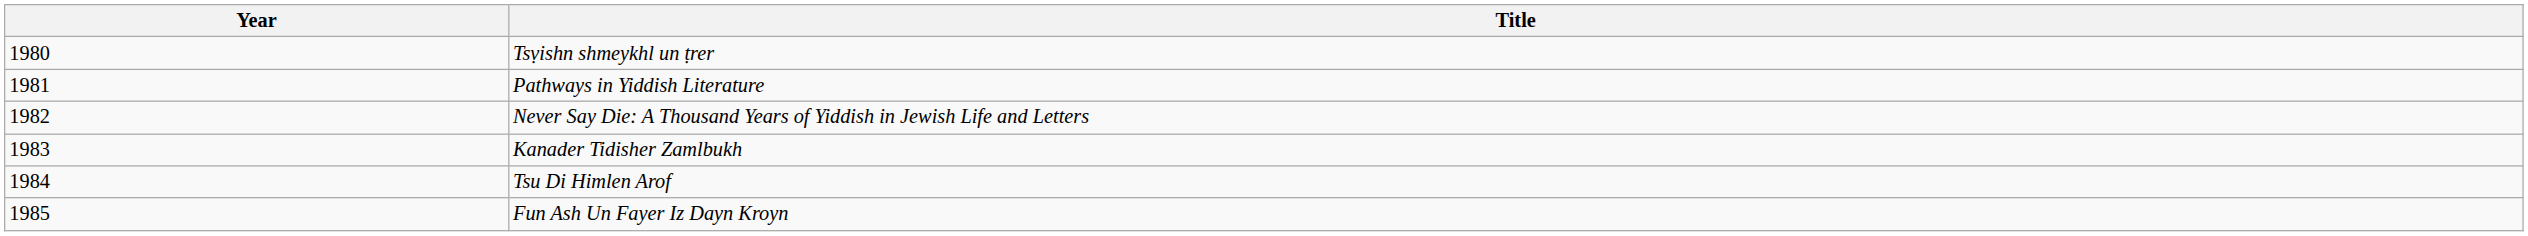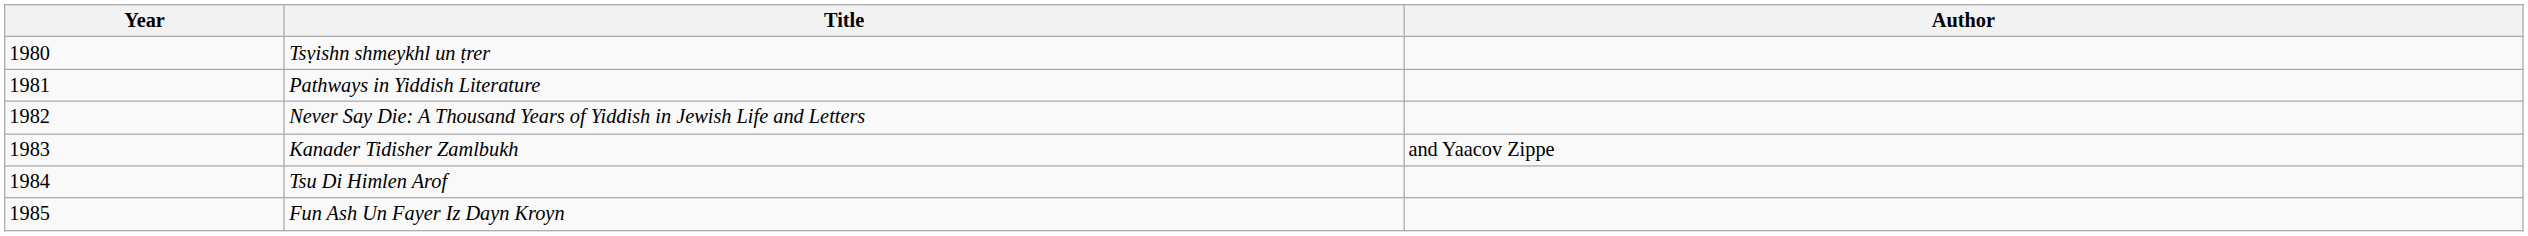+ column: (1963, 20)
